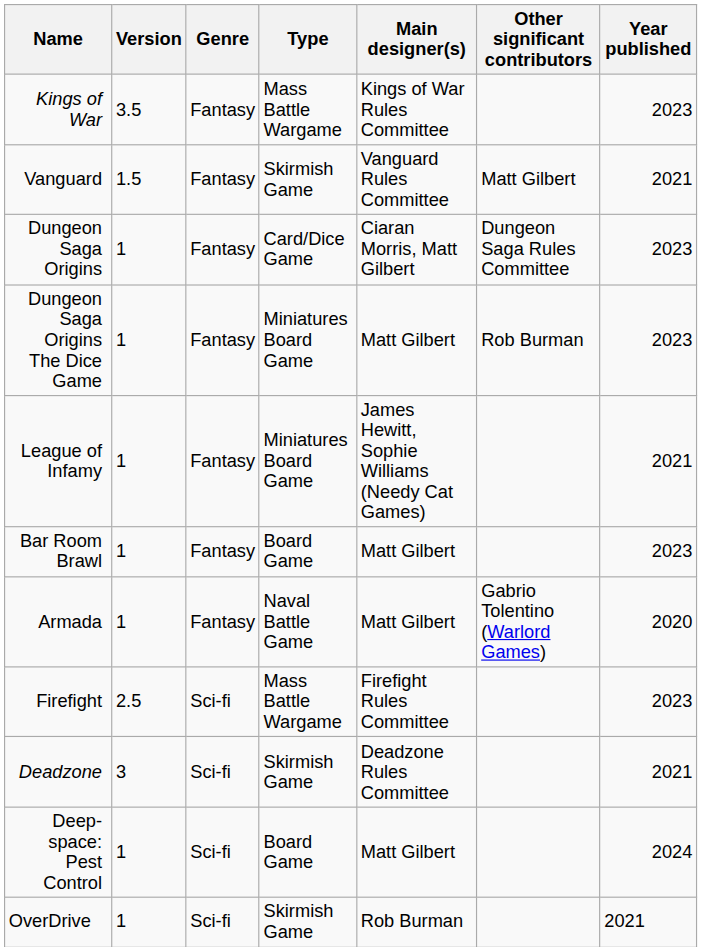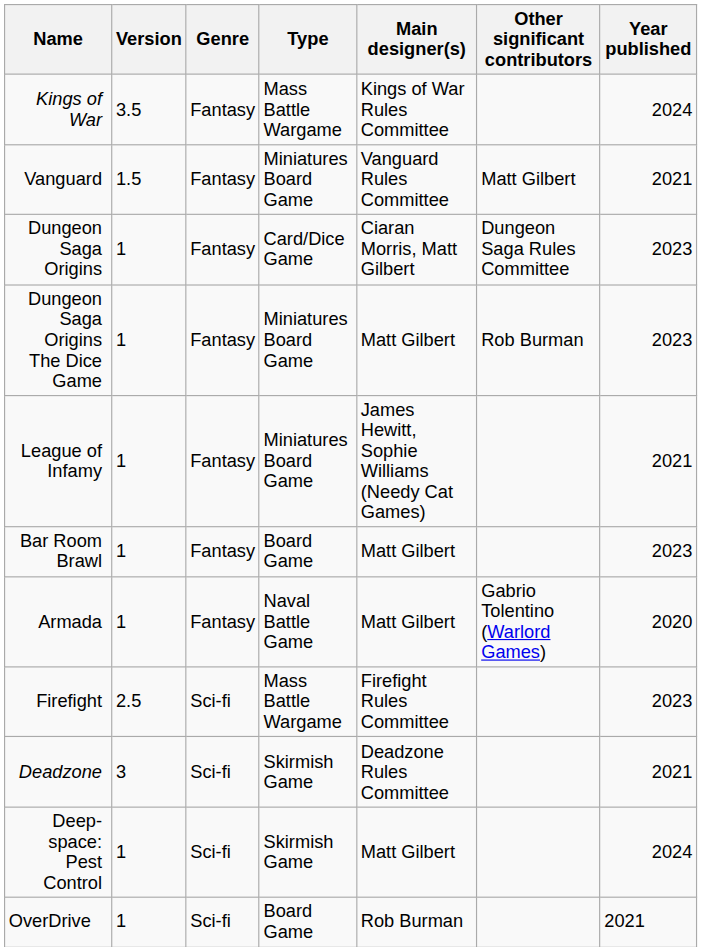(672, 109) 2023 -> (672, 109) 2024
(298, 179) Skirmish Game -> (306, 179) Miniatures Board Game
(288, 852) Board Game -> (298, 852) Skirmish Game
(298, 921) Skirmish Game -> (288, 921) Board Game
